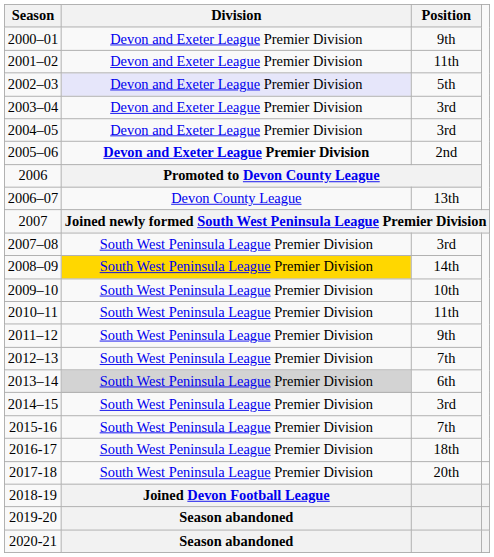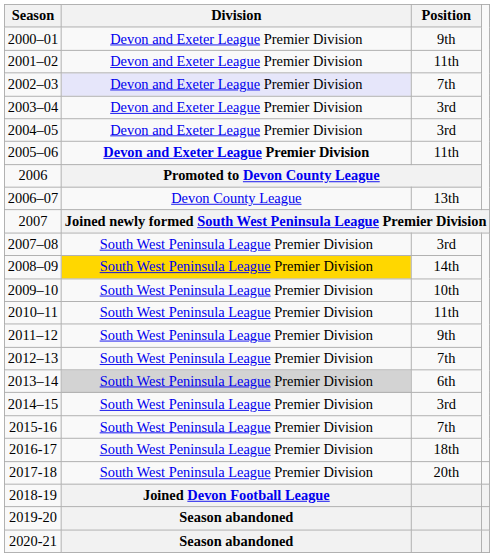(446, 84) 5th -> (446, 84) 7th
(446, 152) 2nd -> (446, 152) 11th
